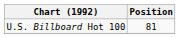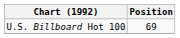(151, 26) 81 -> (151, 26) 69
